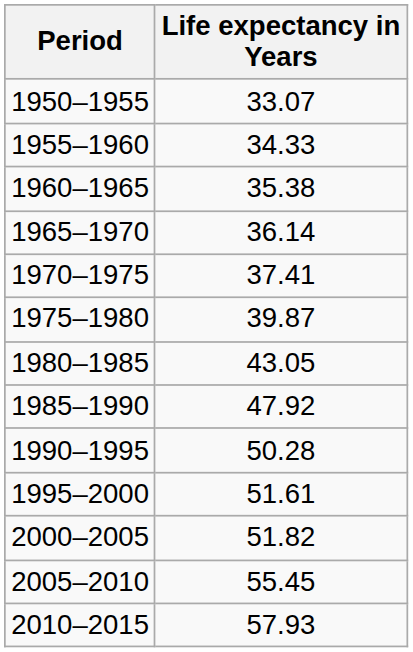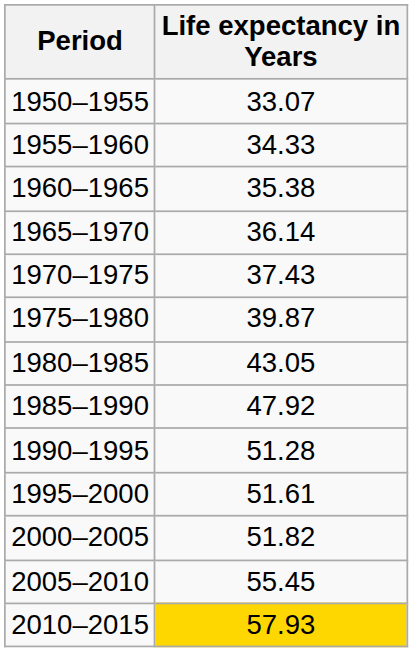(281, 275) 37.41 -> (281, 275) 37.43
(281, 450) 50.28 -> (281, 450) 51.28
(281, 624) no background -> (281, 624) gold background
